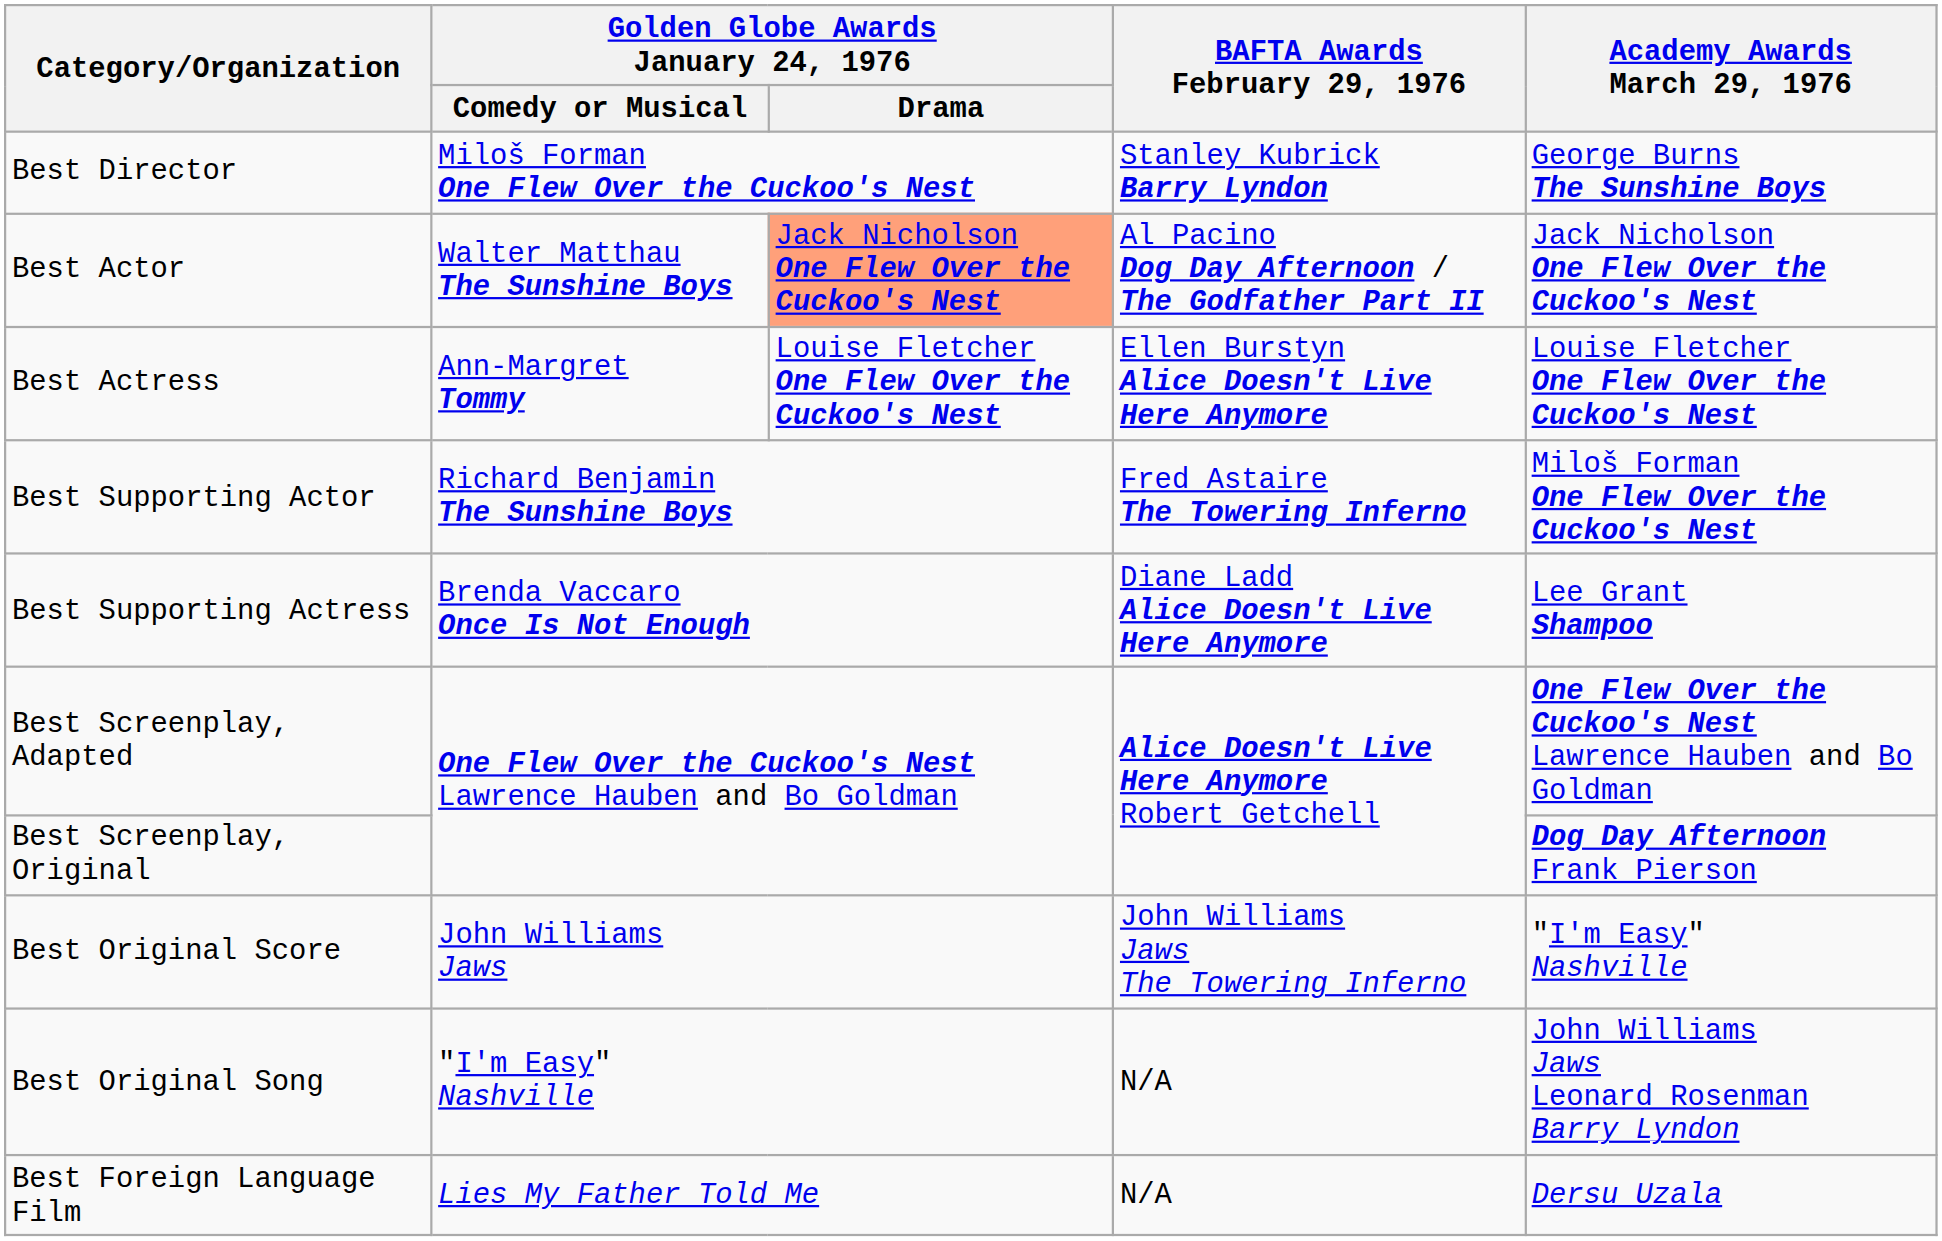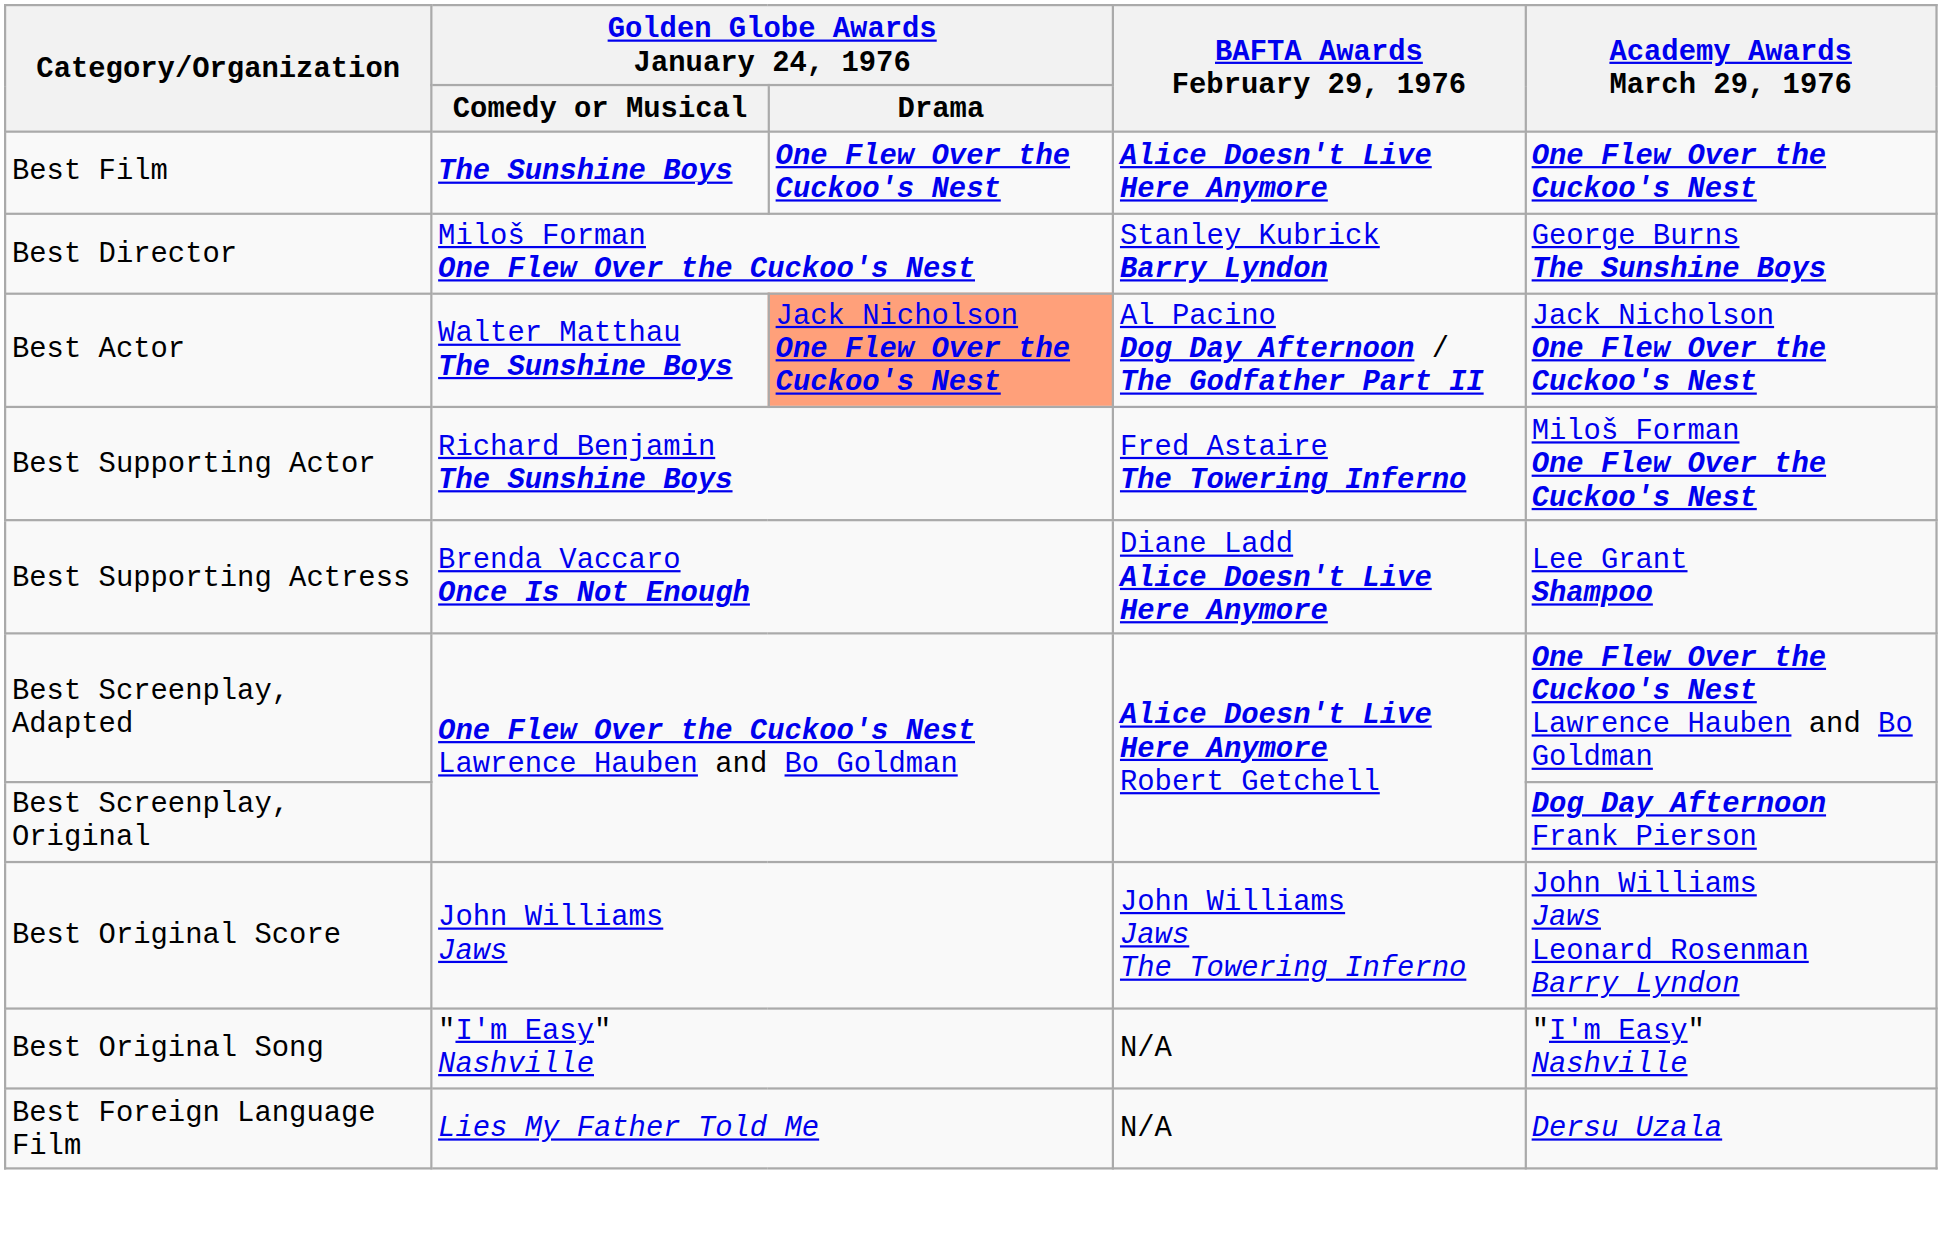+ row: (90, 173)
- row: (116, 383)
(1618, 951) "I'm Easy" Nashville -> (1670, 935) John Williams Jaws Leonard Rosenman Barry Lyndon
(1670, 1082) John Williams Jaws Leonard Rosenman Barry Lyndon -> (1618, 1048) "I'm Easy" Nashville
